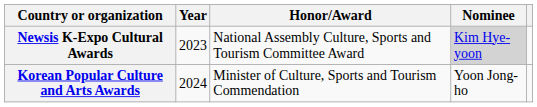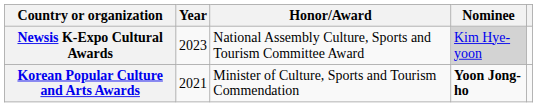(193, 83) 2024 -> (193, 83) 2021
(486, 83) normal -> (488, 83) bold
